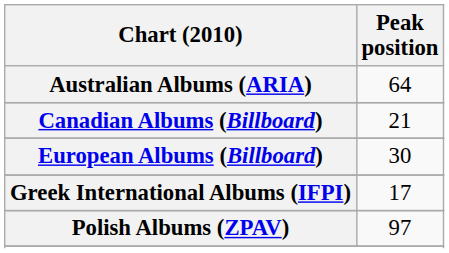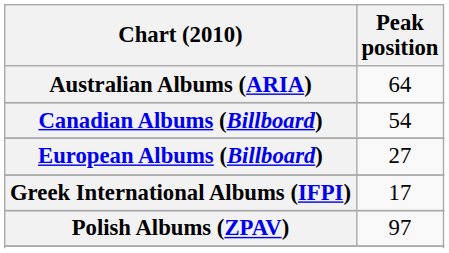(400, 120) 21 -> (400, 120) 54
(400, 156) 30 -> (400, 156) 27
